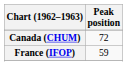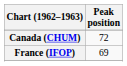(104, 53) 59 -> (104, 53) 69
